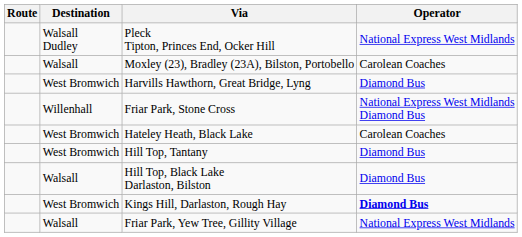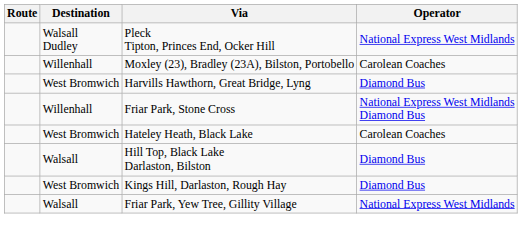(60, 64) Walsall -> (68, 64) Willenhall
- row: (166, 153)
(394, 204) bold -> (392, 185) normal
